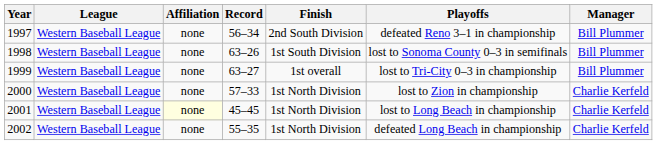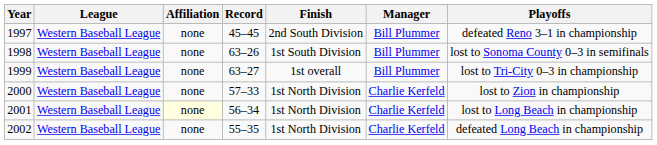columns swapped: (611, 14) <-> (468, 14)
(244, 33) 56–34 -> (244, 33) 45–45
(244, 110) 45–45 -> (244, 110) 56–34
